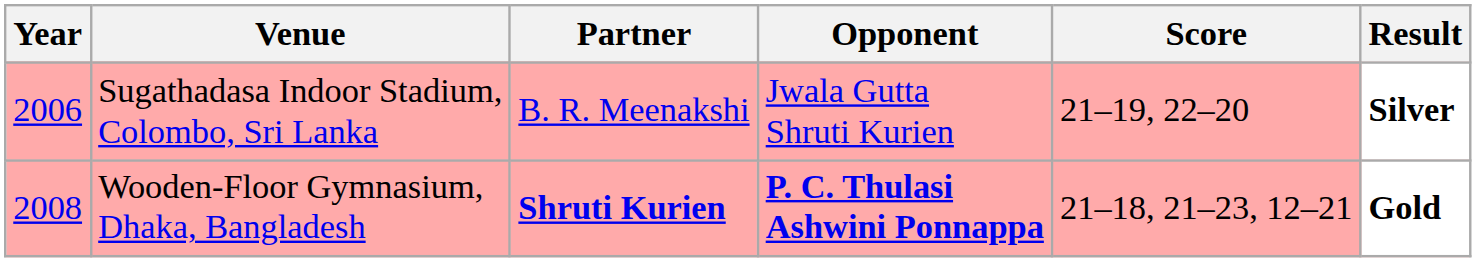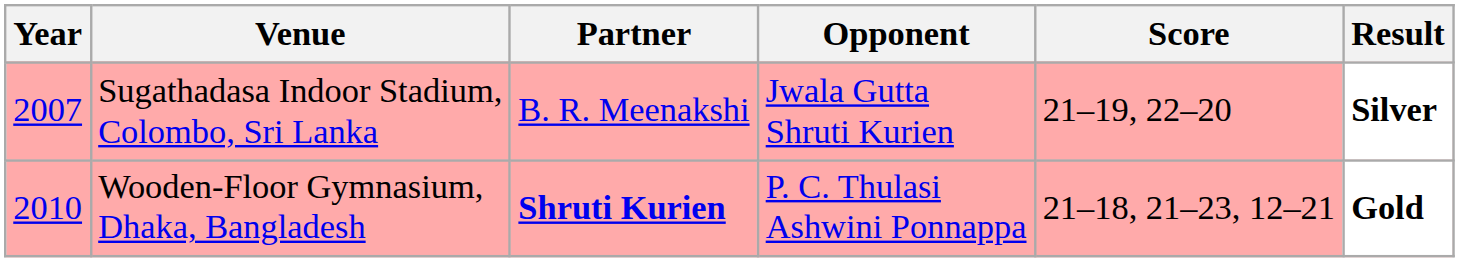(48, 110) 2006 -> (48, 110) 2007
(48, 207) 2008 -> (48, 207) 2010
(905, 207) bold -> (896, 207) normal
